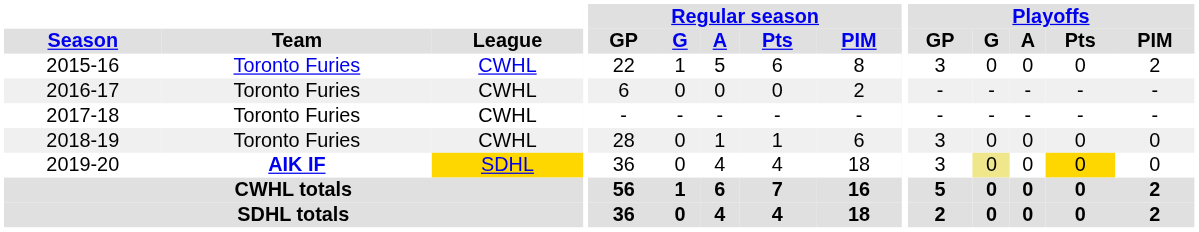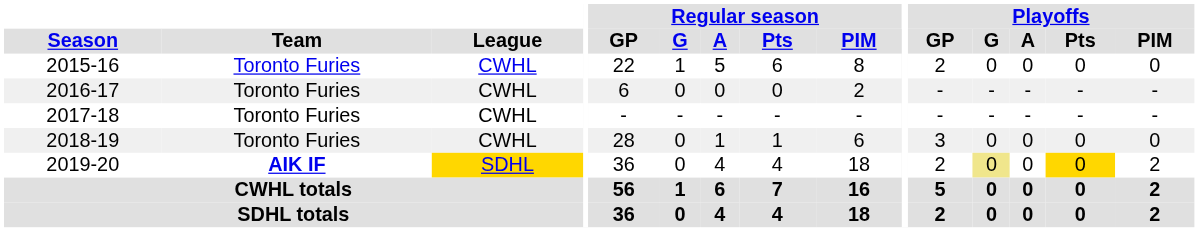(940, 65) 3 -> (940, 65) 2
(1155, 65) 2 -> (1155, 65) 0
(940, 165) 3 -> (940, 165) 2
(1155, 165) 0 -> (1155, 165) 2
